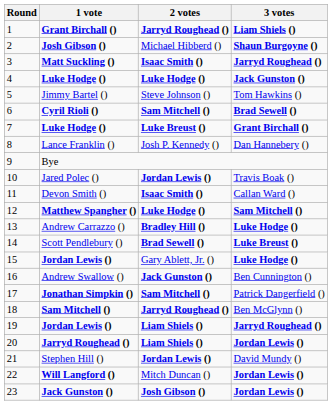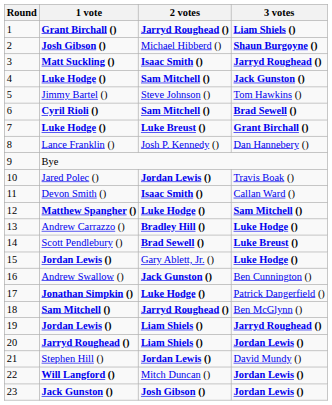(173, 78) Luke Hodge () -> (175, 78) Sam Mitchell ()
(175, 293) Sam Mitchell () -> (173, 293) Luke Hodge ()
